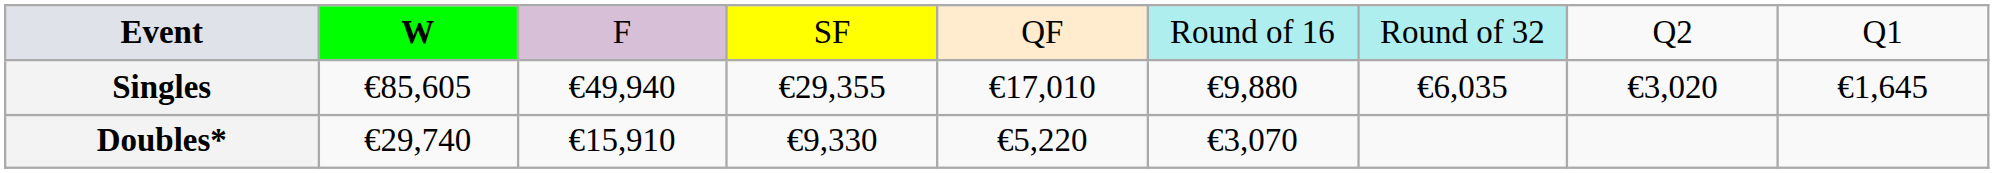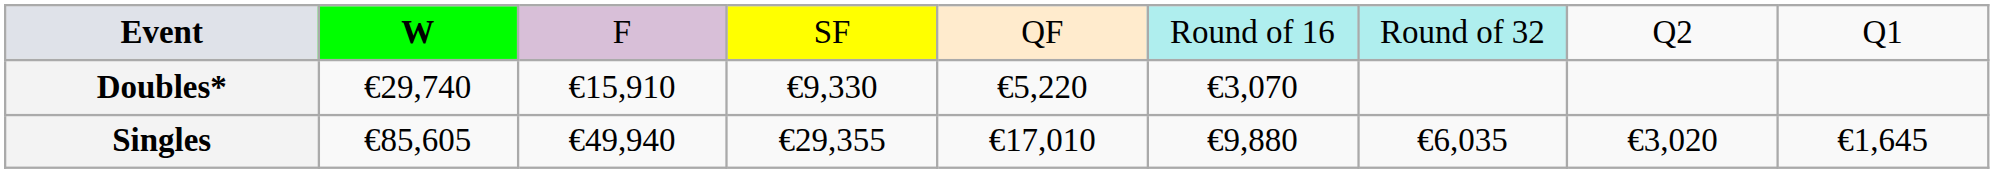rows swapped: (162, 86) <-> (162, 140)
